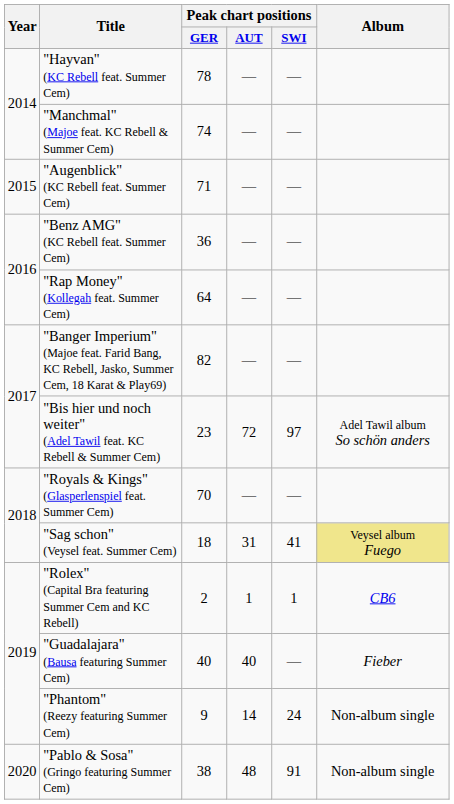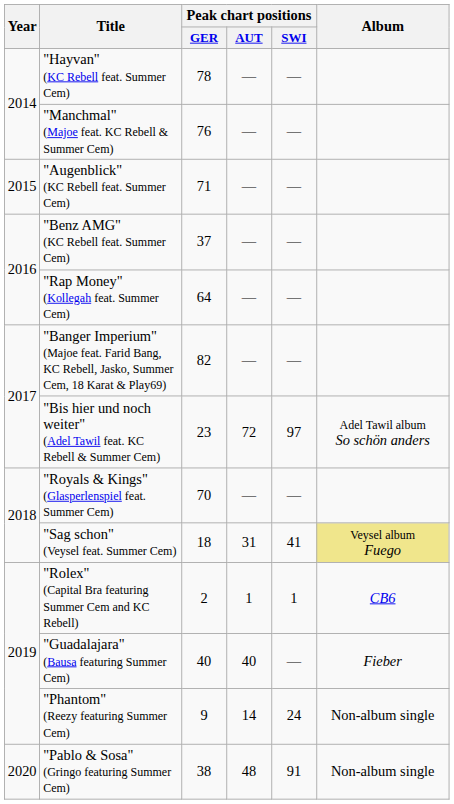(204, 131) 74 -> (204, 131) 76
(204, 242) 36 -> (204, 242) 37
